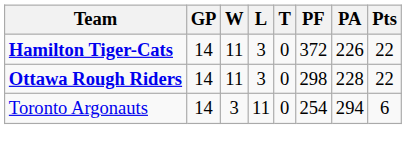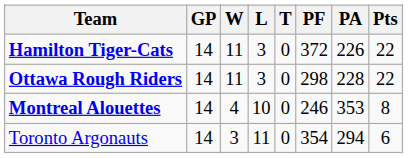+ row: (85, 108)
(313, 108) 254 -> (314, 137) 354
